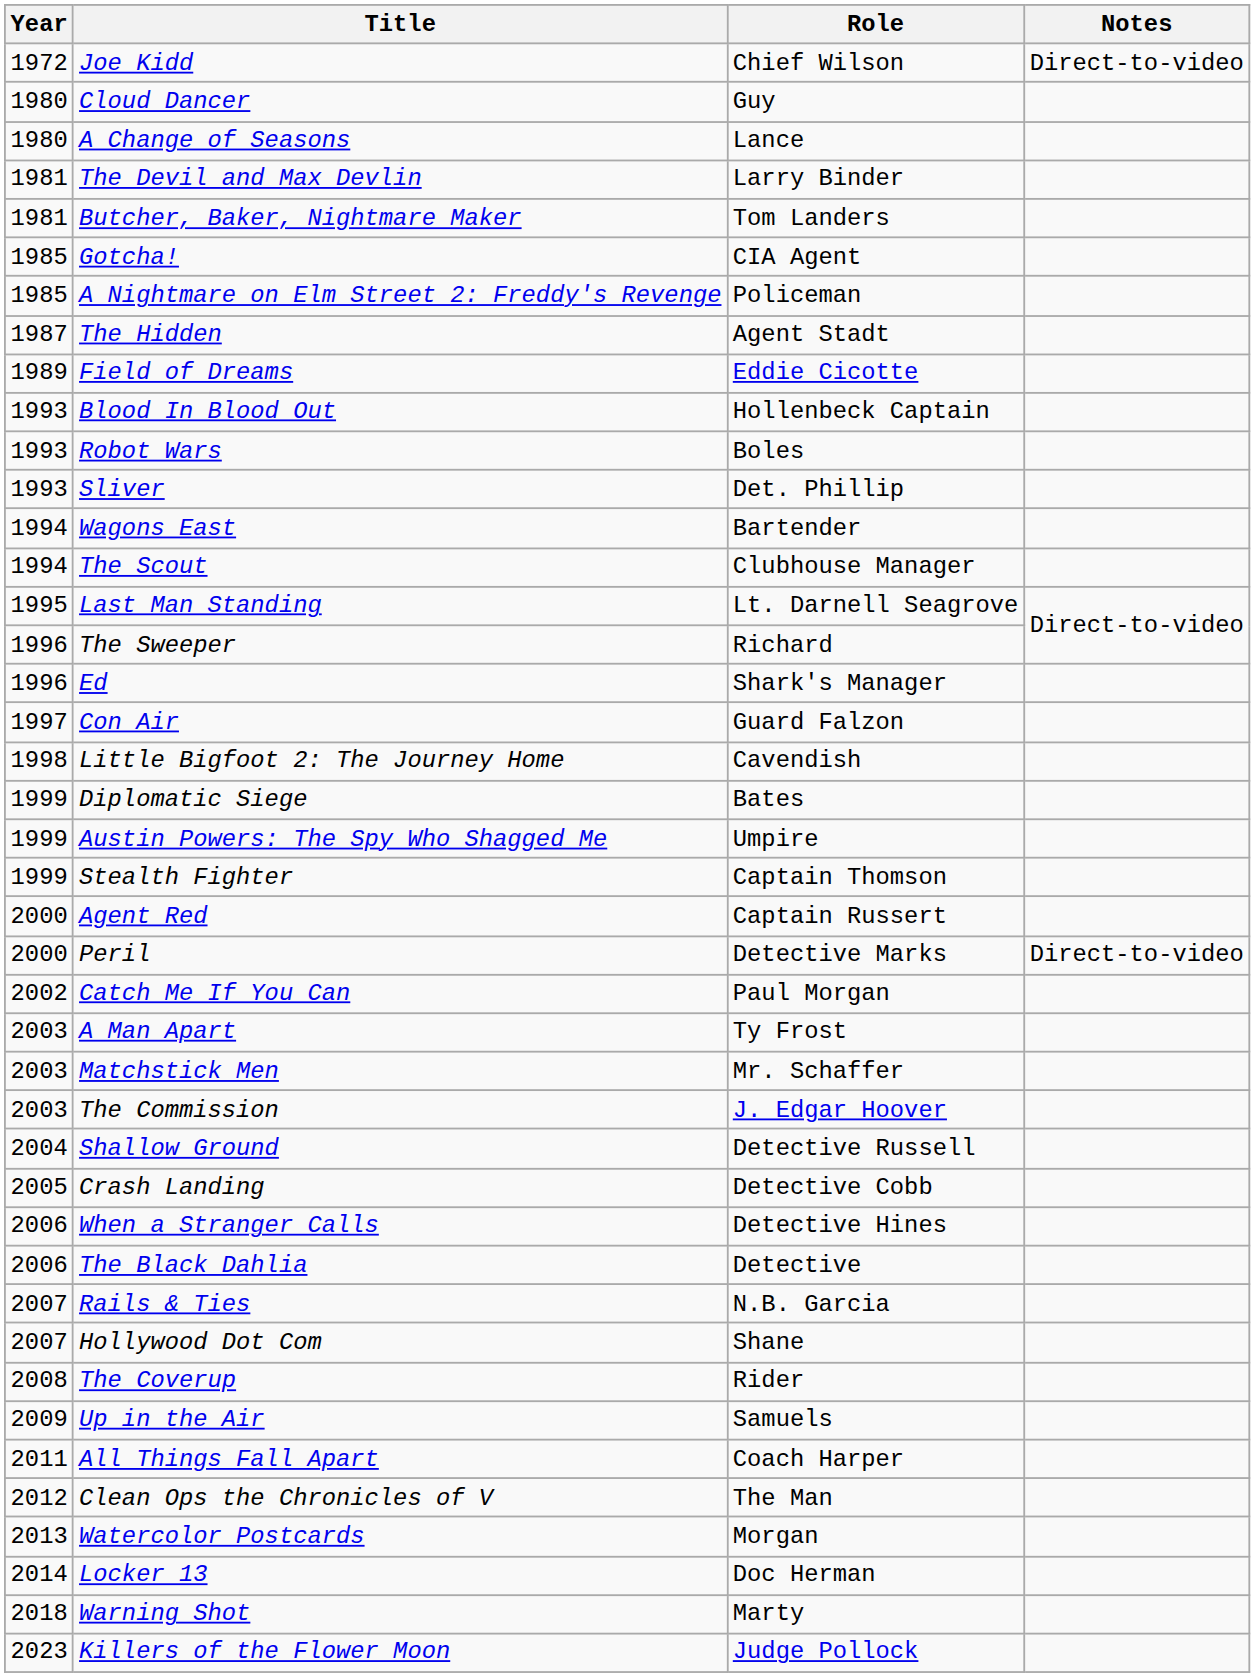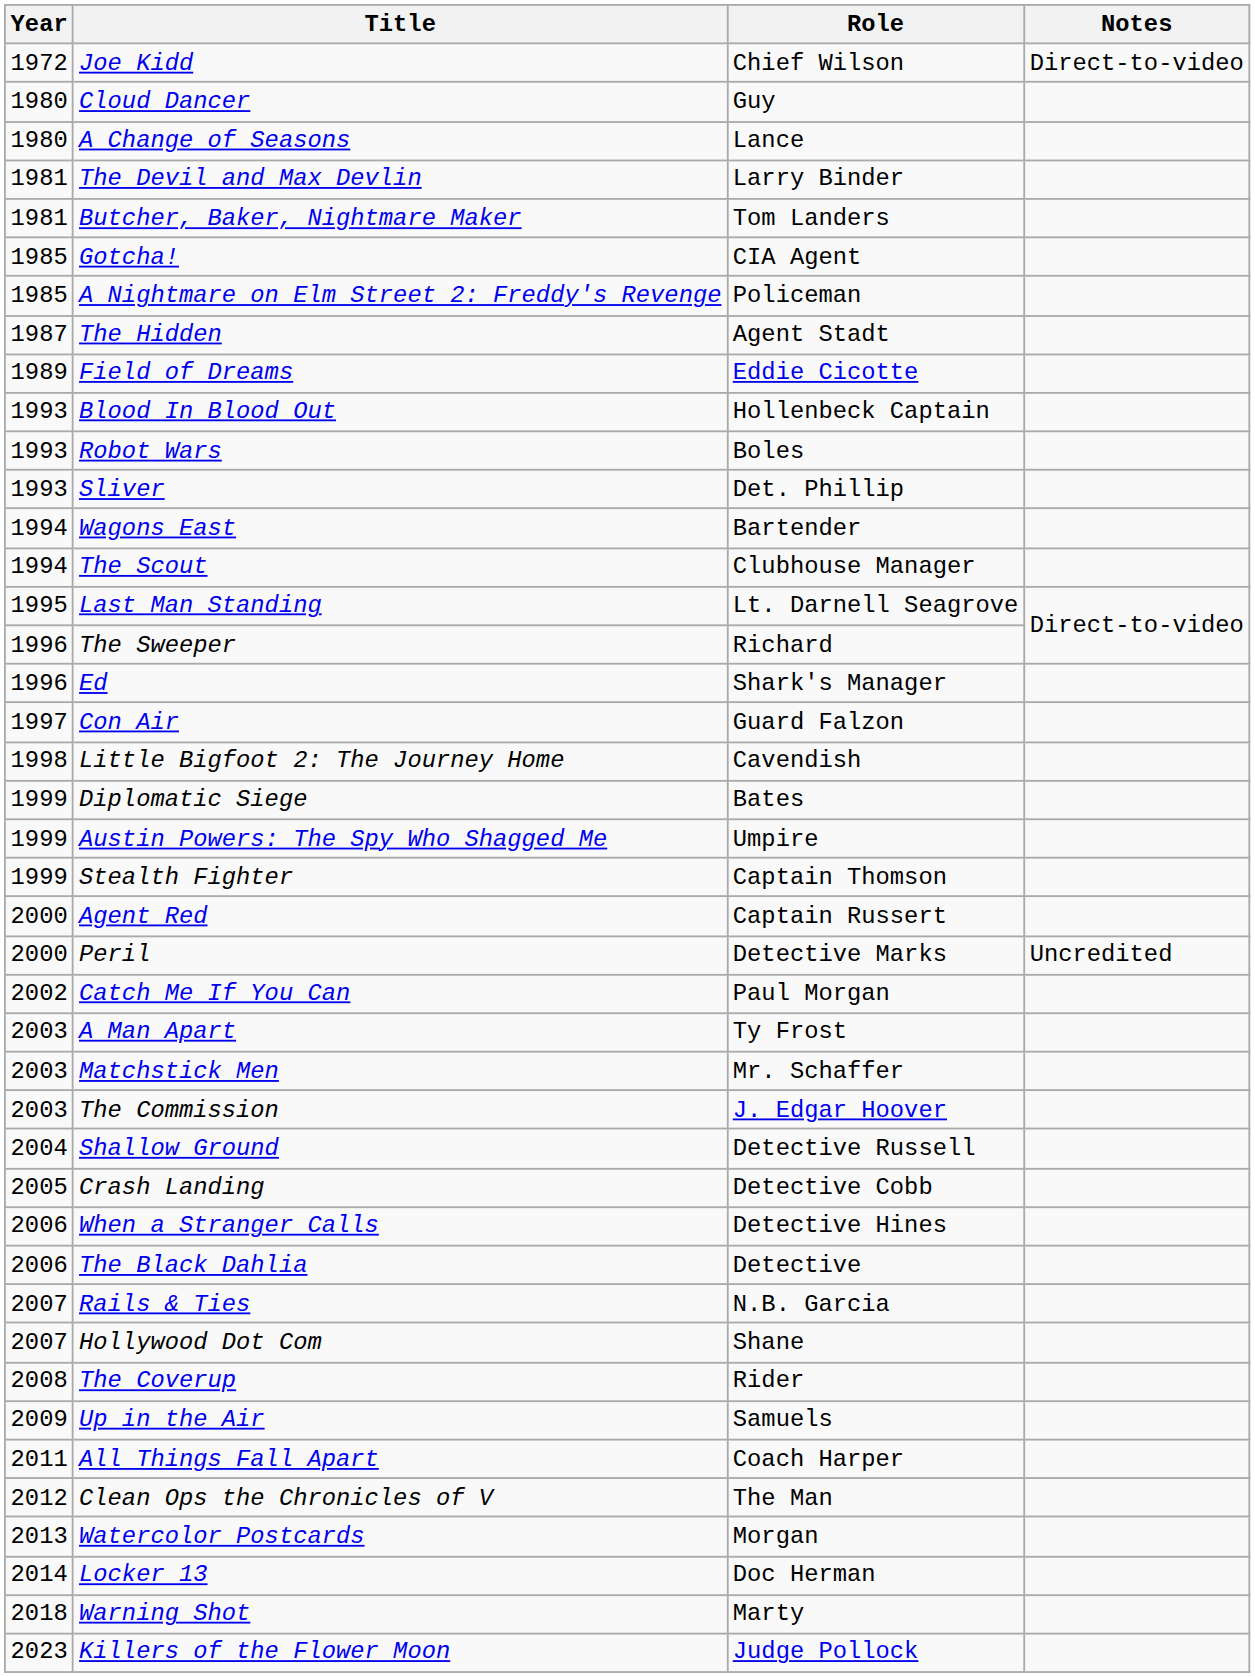(1137, 955) Direct-to-video -> (1101, 955) Uncredited
